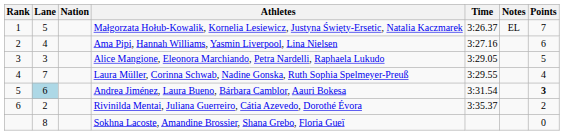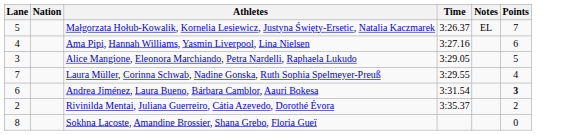- column: (18, 12)
(45, 91) lightblue background -> (17, 91) no background
